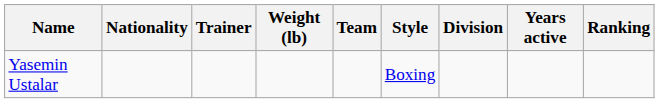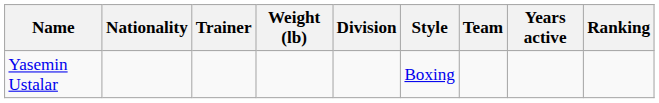columns swapped: (473, 27) <-> (357, 27)
